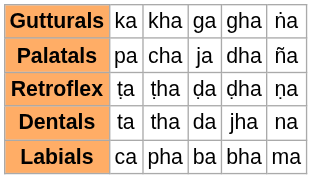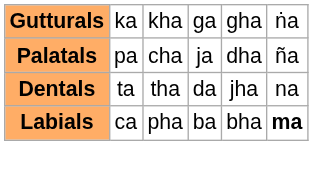- row: (57, 88)
(286, 156) normal -> (287, 122) bold
